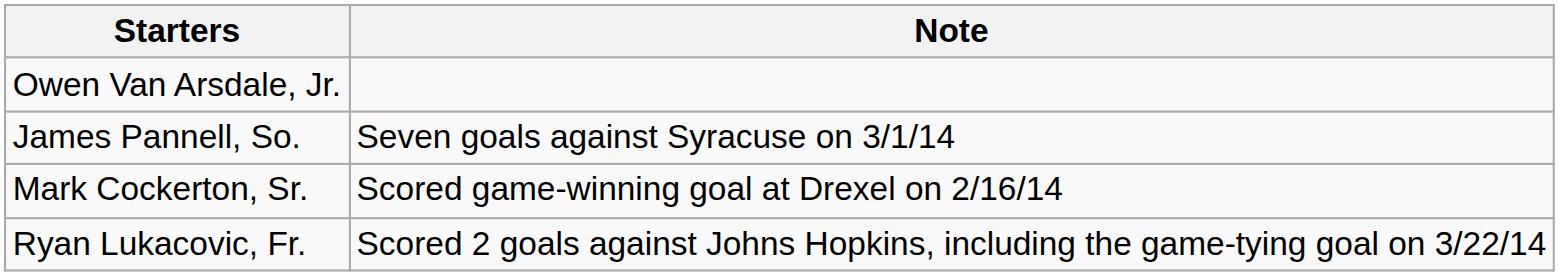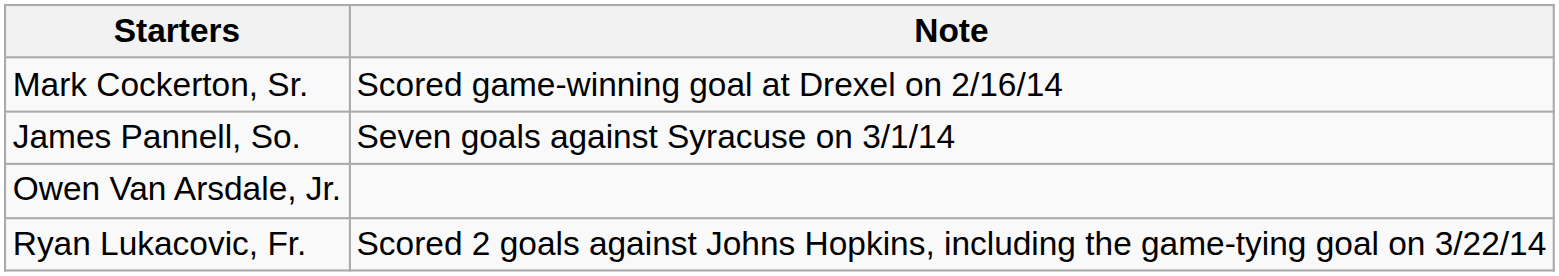rows swapped: (160, 190) <-> (177, 84)
